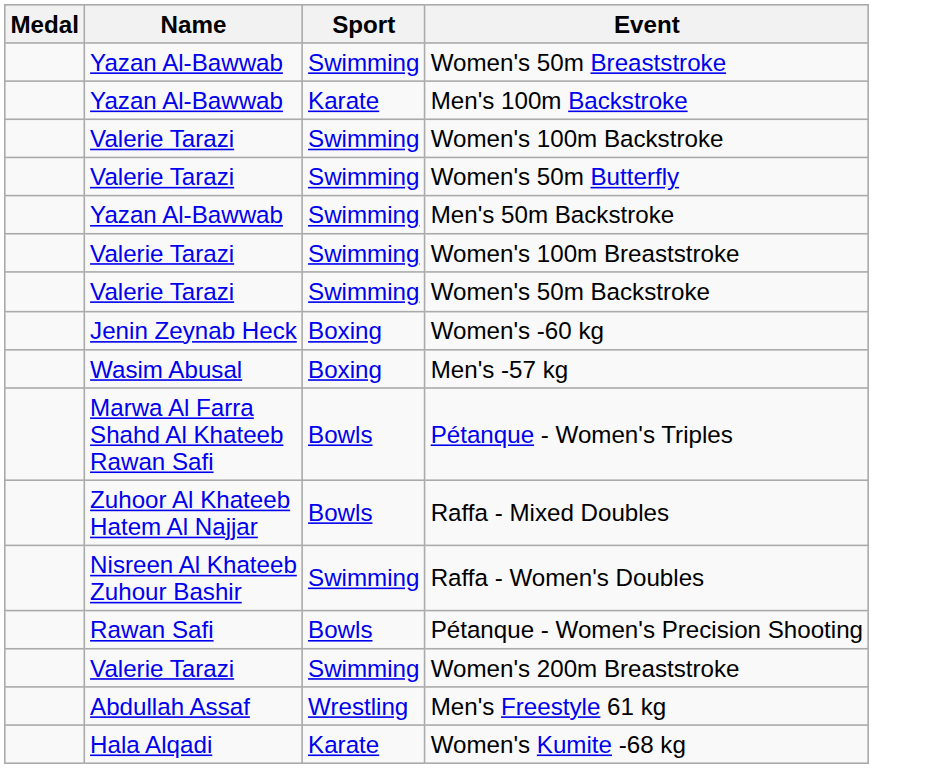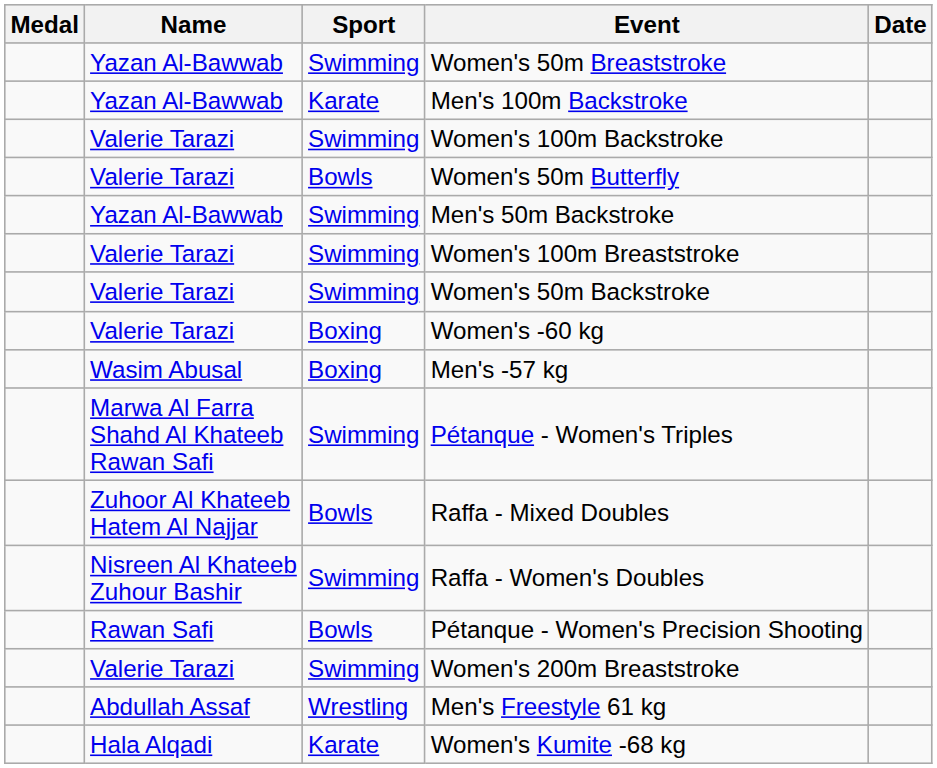+ column: (900, 24)
(364, 177) Swimming -> (340, 177) Bowls
(193, 330) Jenin Zeynab Heck -> (162, 330) Valerie Tarazi
(340, 434) Bowls -> (364, 434) Swimming
